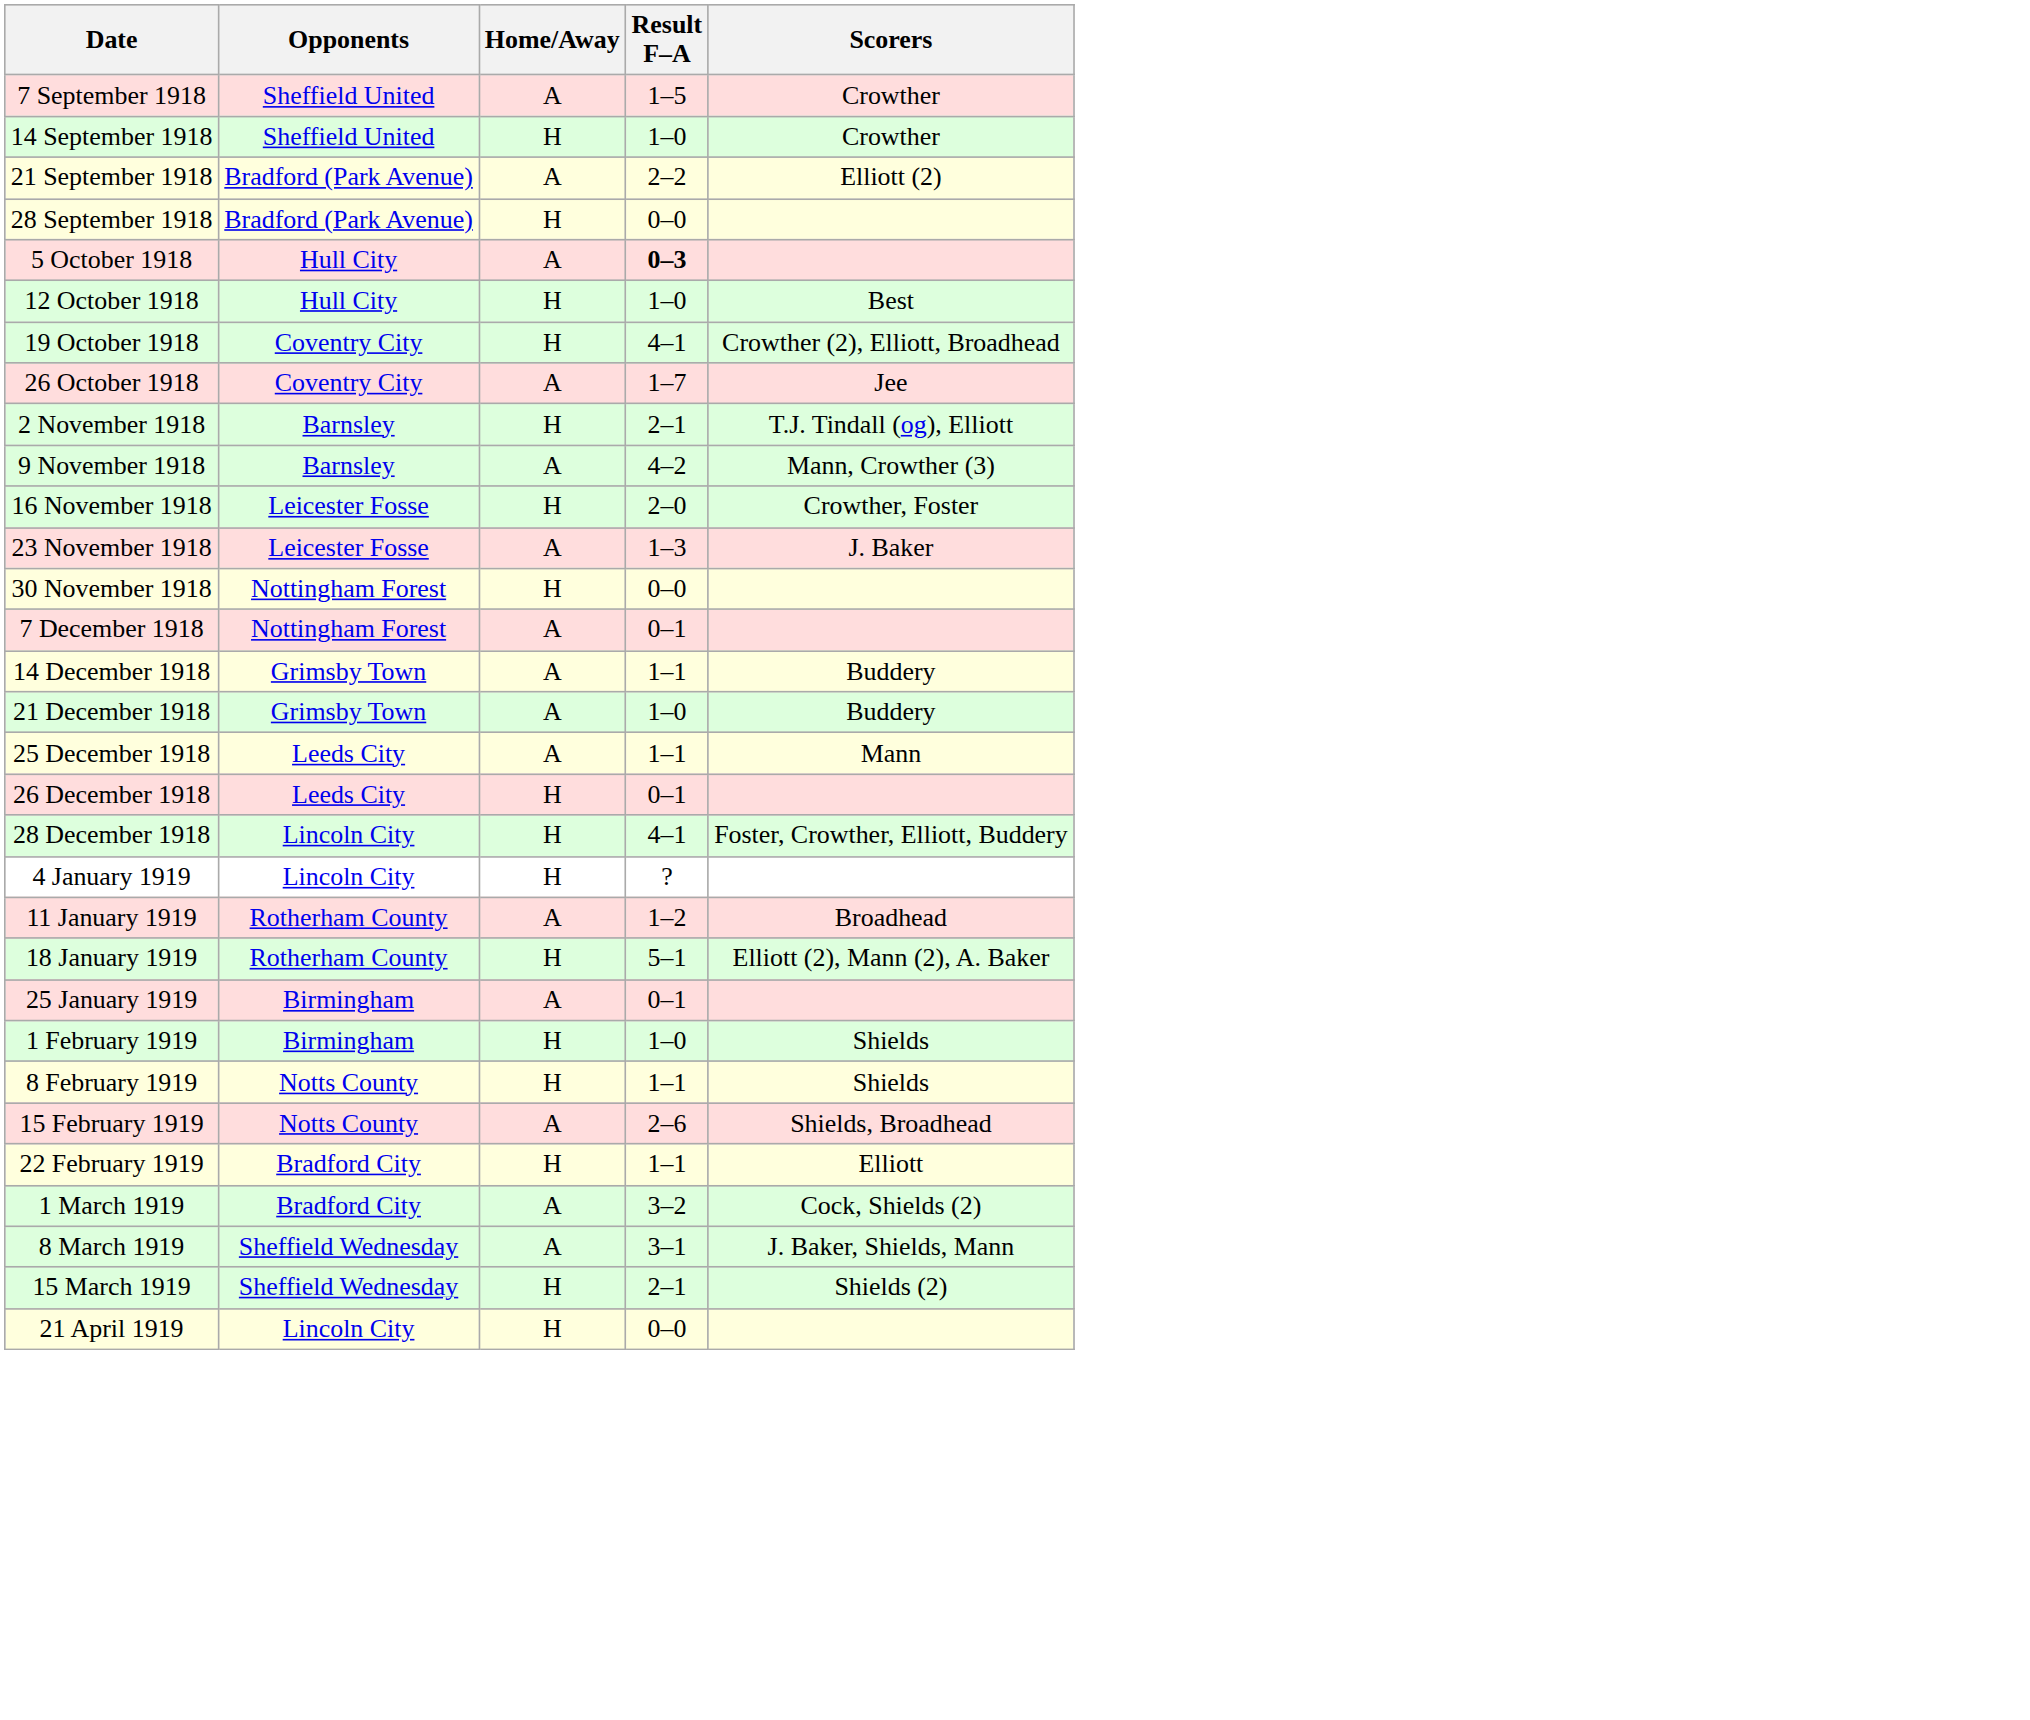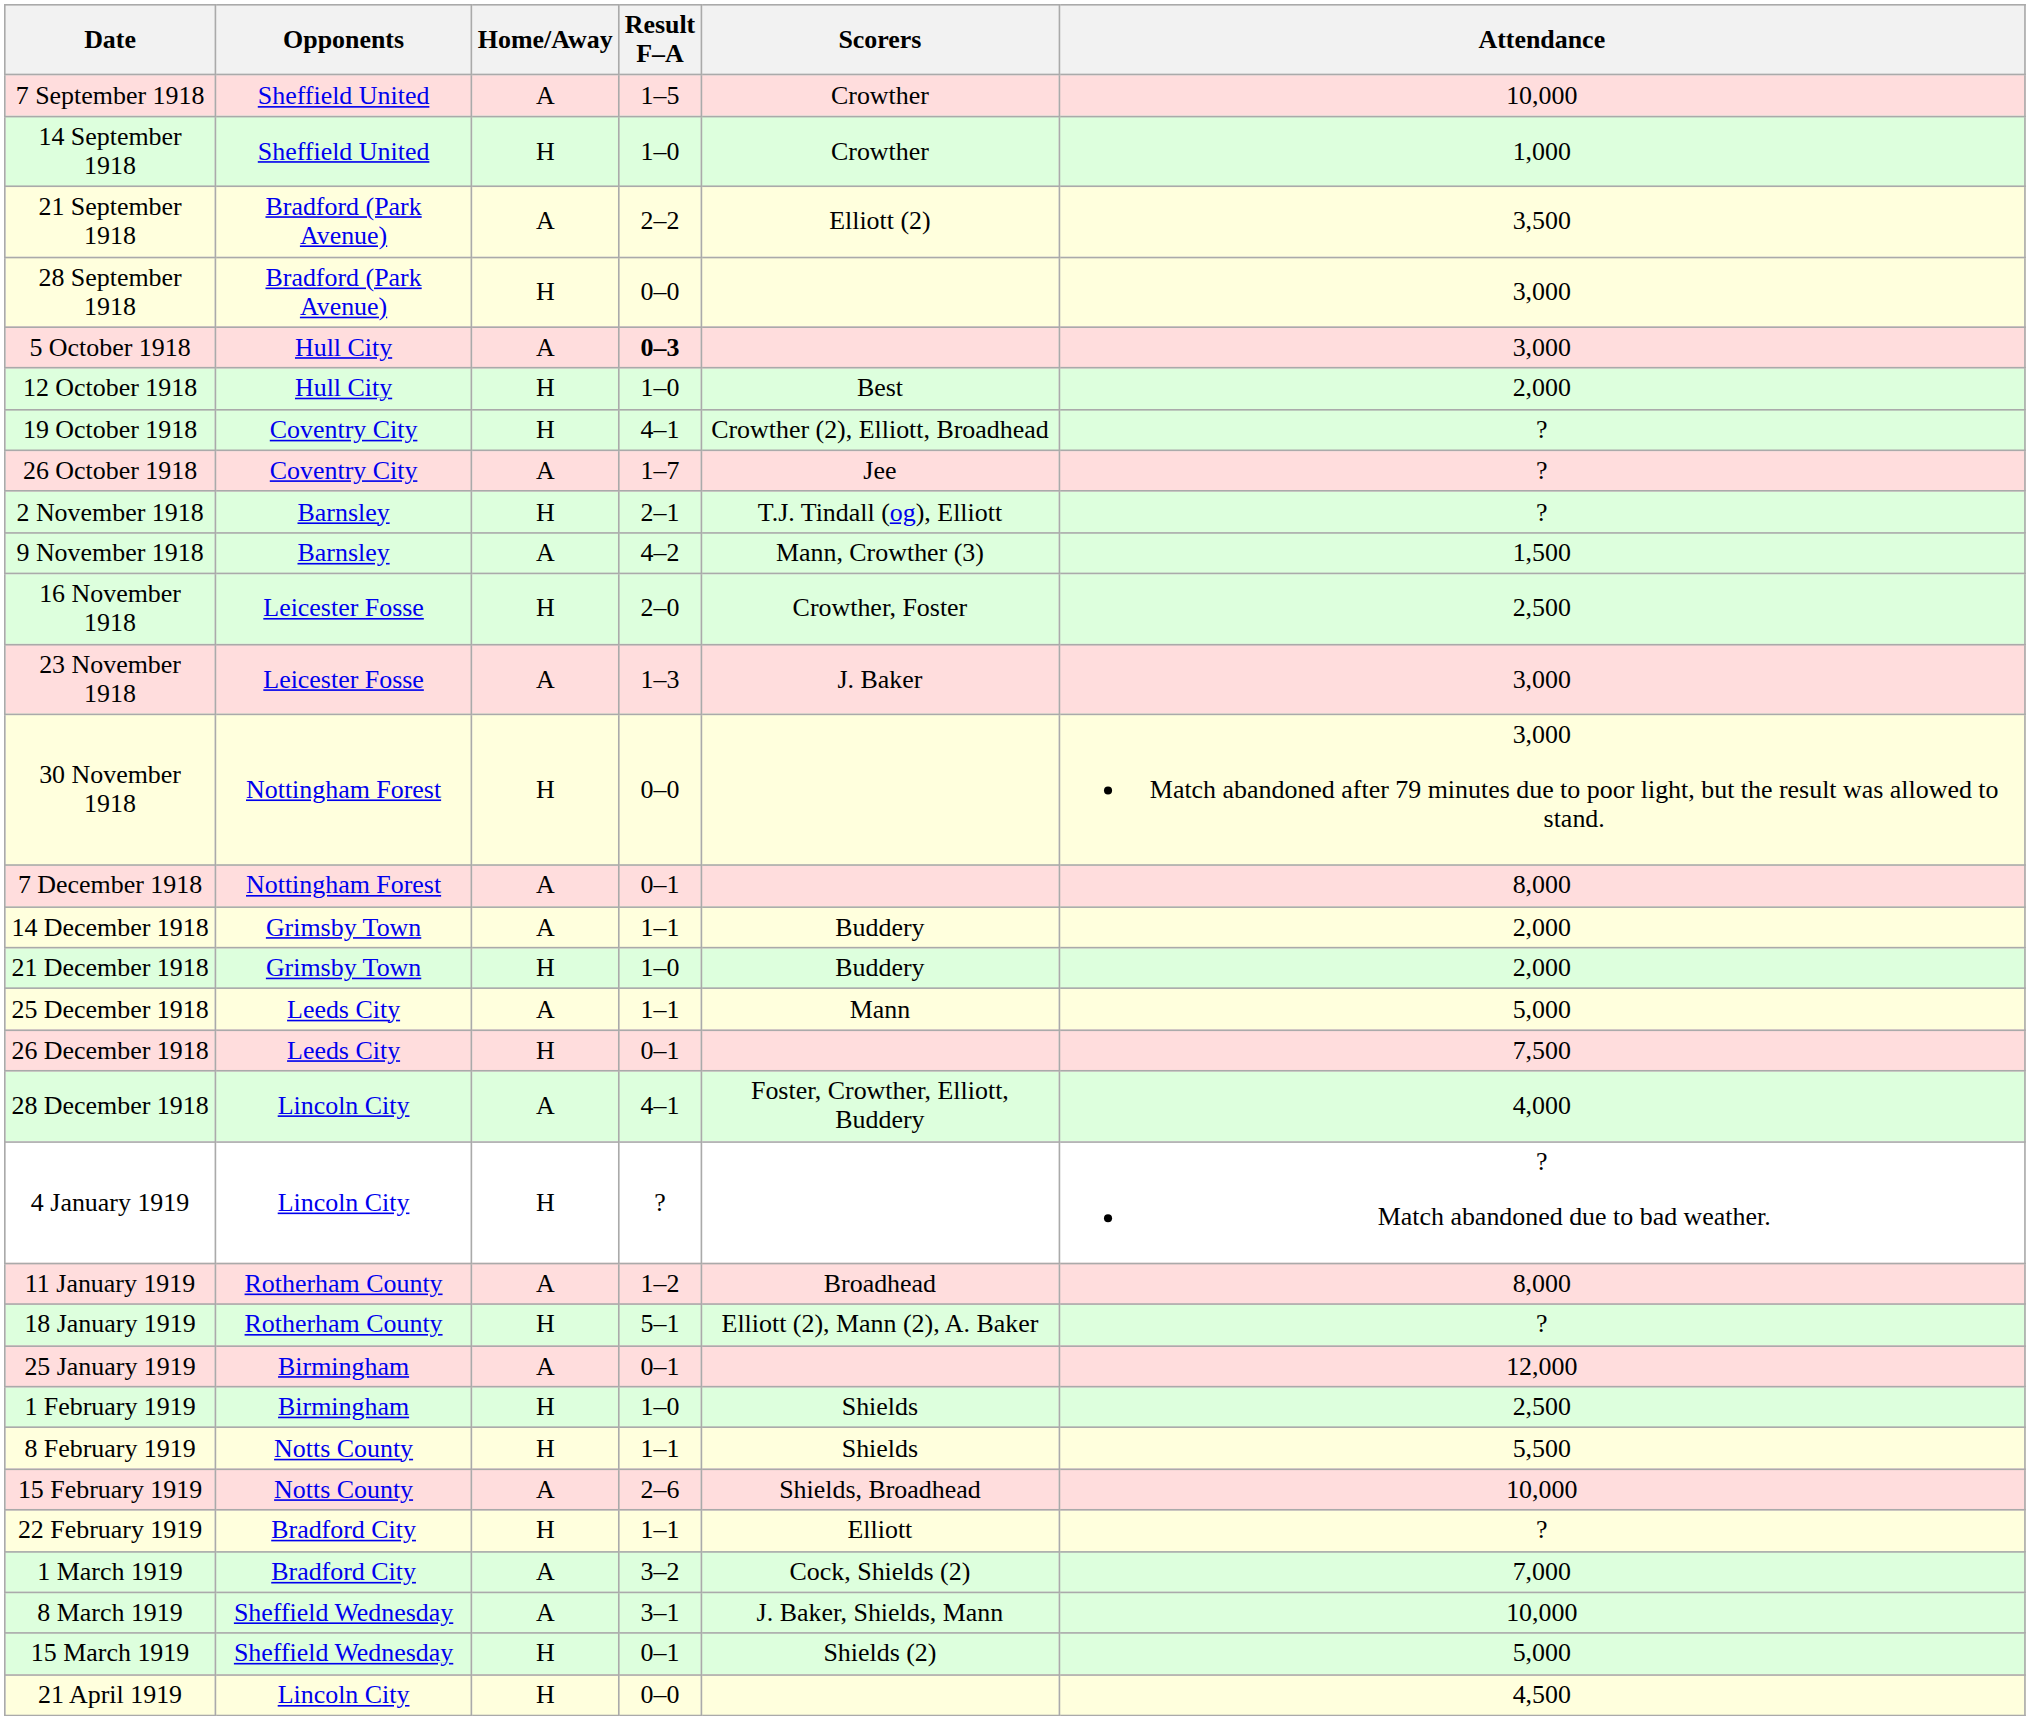+ column: (1542, 39)
(552, 711) A -> (545, 967) H
(552, 835) H -> (545, 1105) A
(667, 1287) 2–1 -> (660, 1653) 0–1
